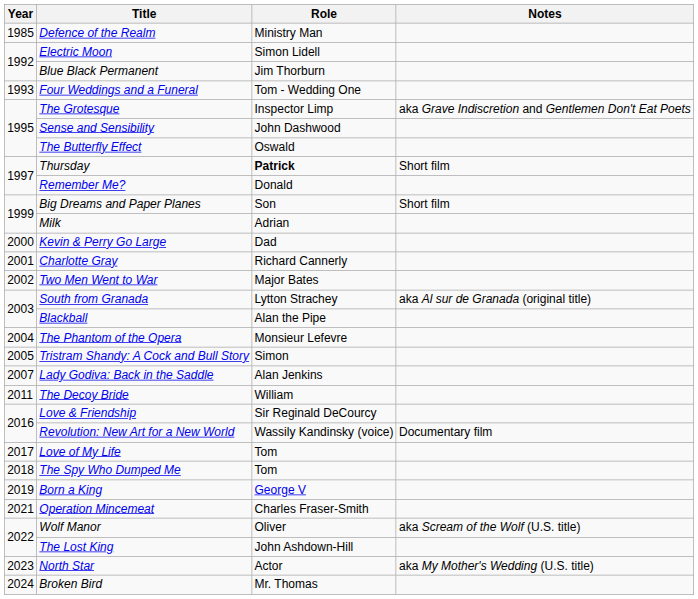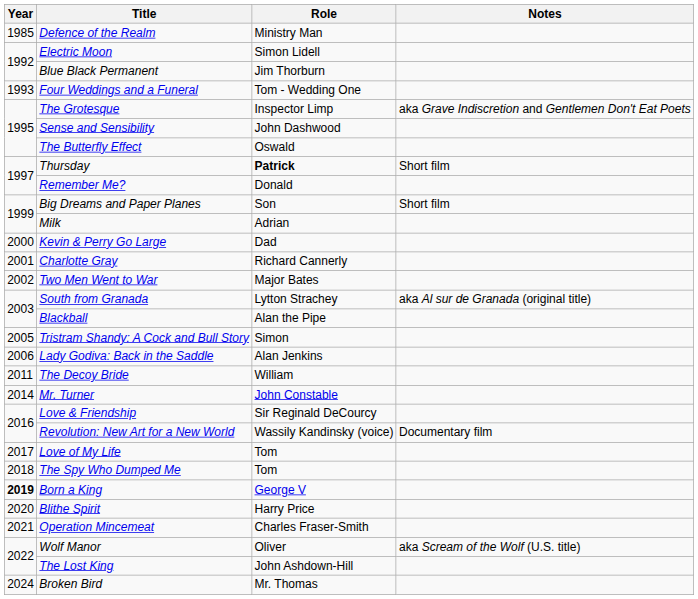- row: (110, 337)
(20, 375) 2007 -> (20, 356) 2006
+ row: (67, 394)
(20, 489) normal -> (20, 489) bold
+ row: (70, 508)
- row: (67, 565)
